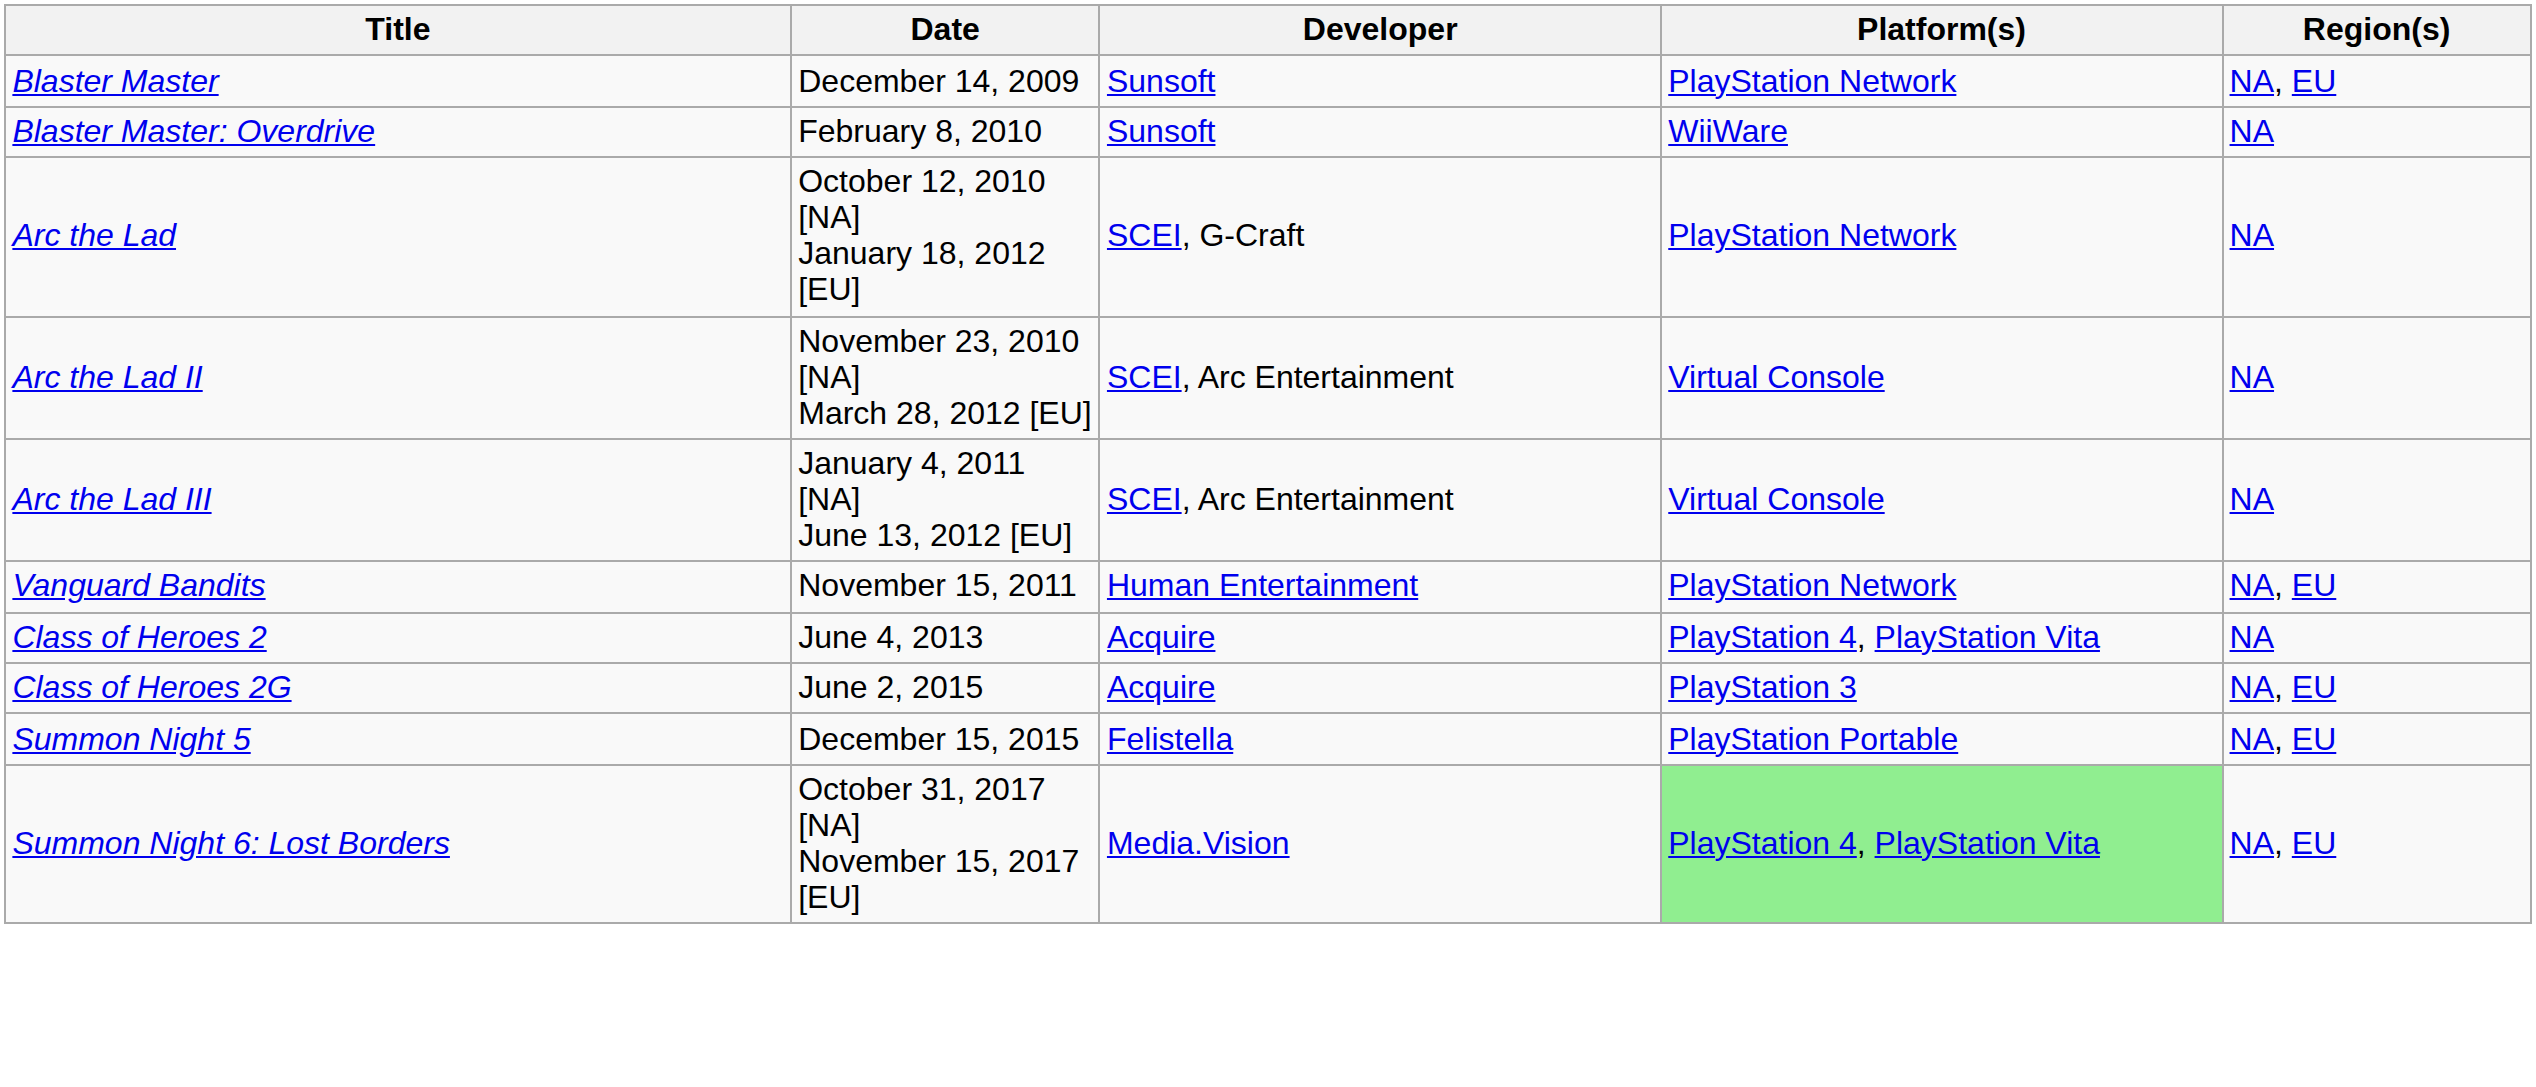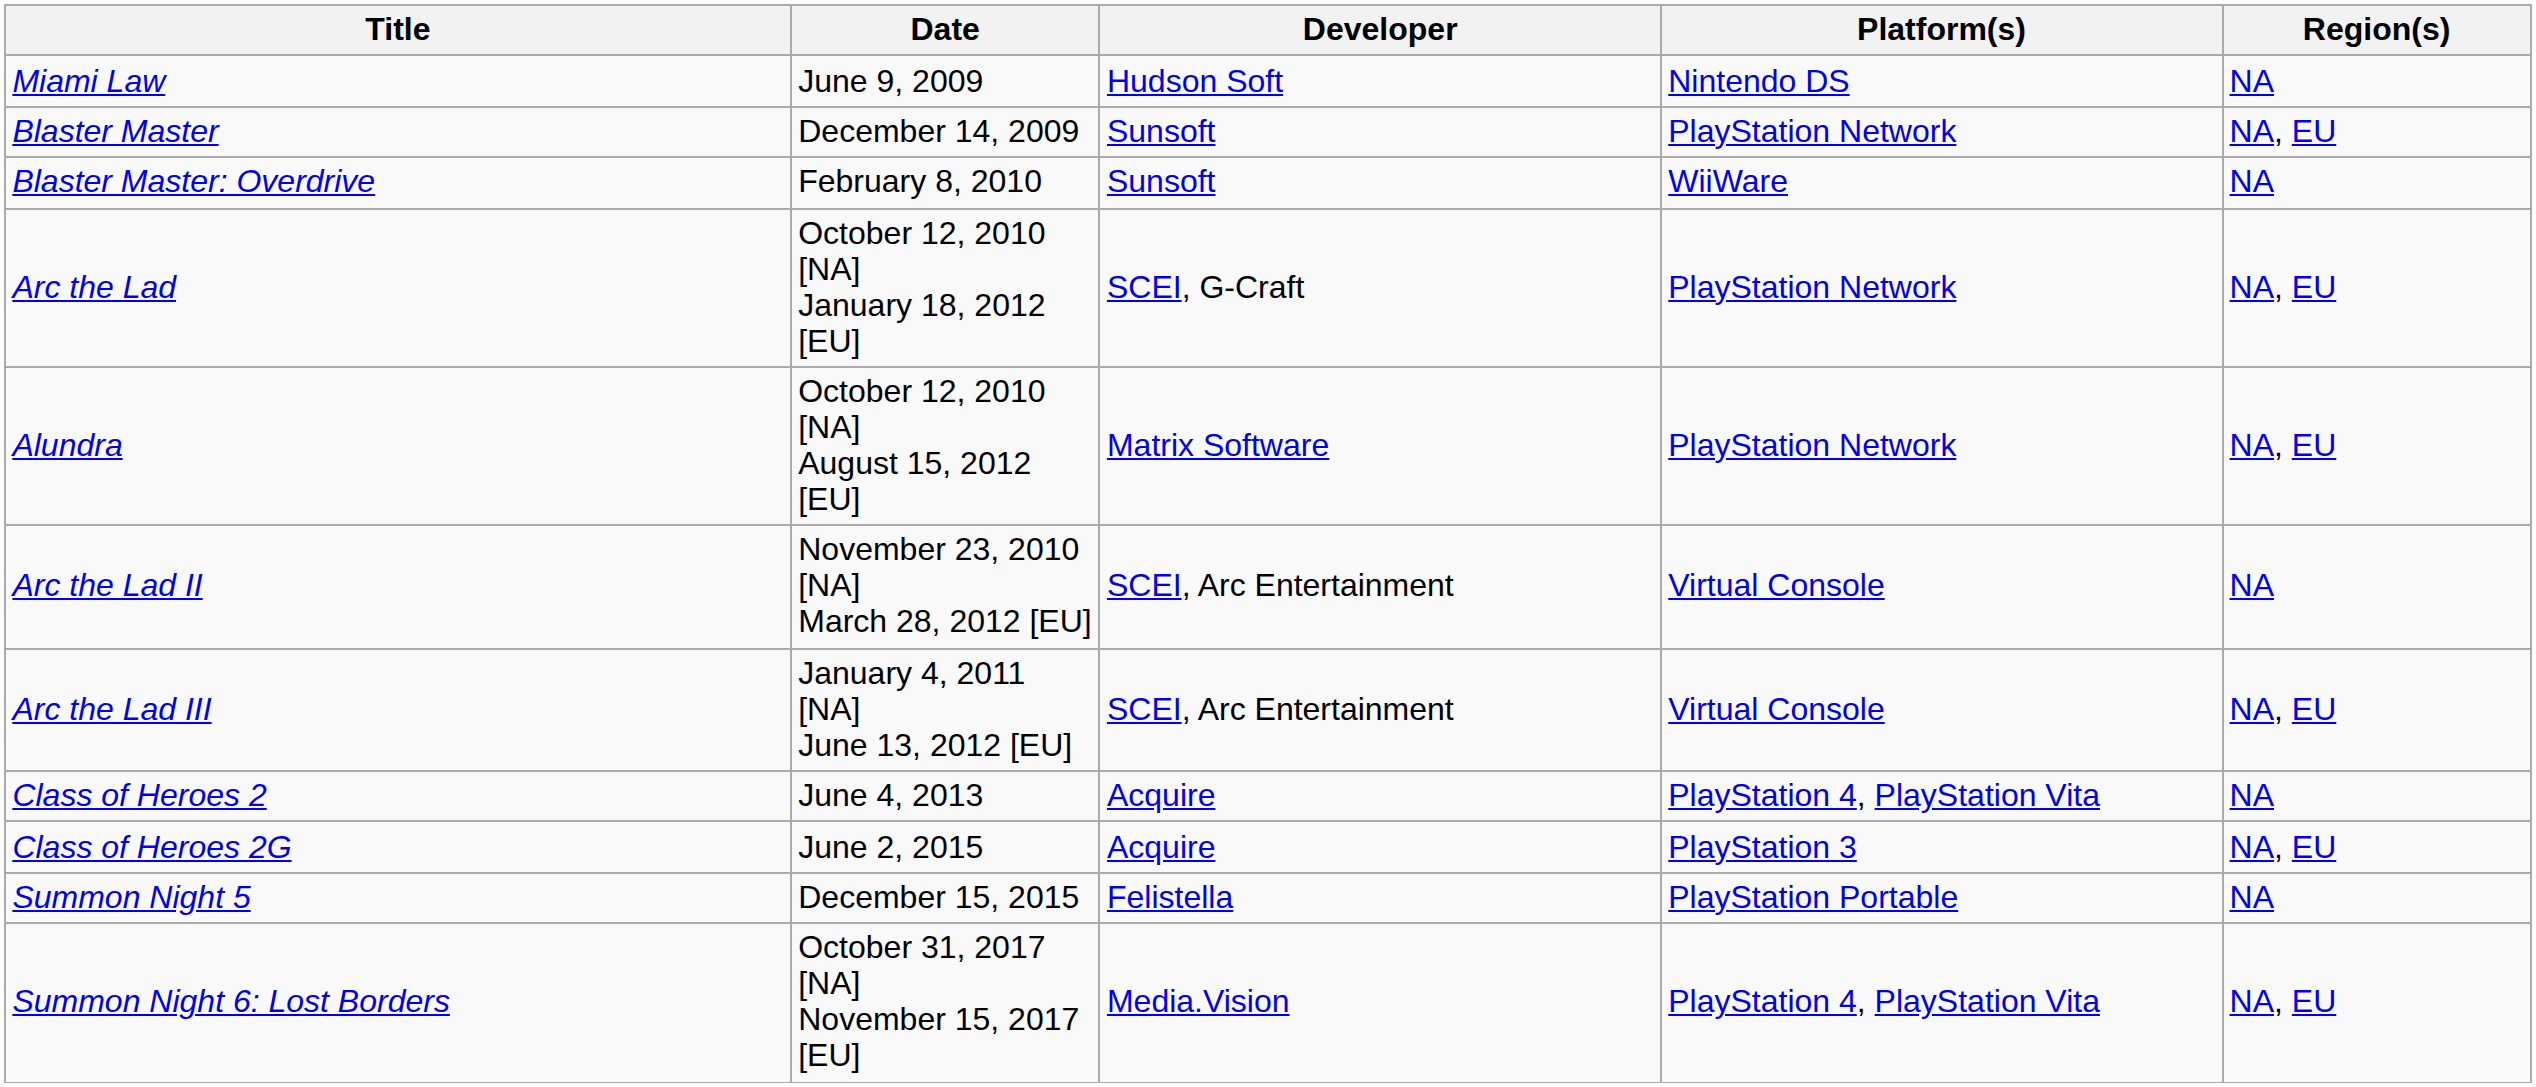+ row: (89, 80)
(2252, 236) NA -> (2283, 286) NA, EU
+ row: (68, 445)
(2252, 499) NA -> (2283, 709) NA, EU
- row: (139, 586)
(2283, 738) NA, EU -> (2252, 897) NA
(1884, 843) lightgreen background -> (1884, 1002) no background
